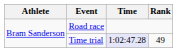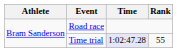(160, 41) 49 -> (160, 41) 55
